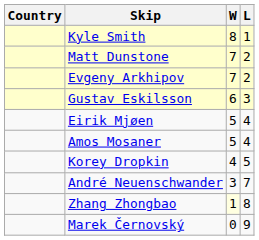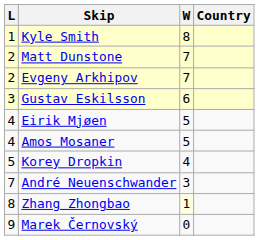columns swapped: (35, 15) <-> (247, 15)
